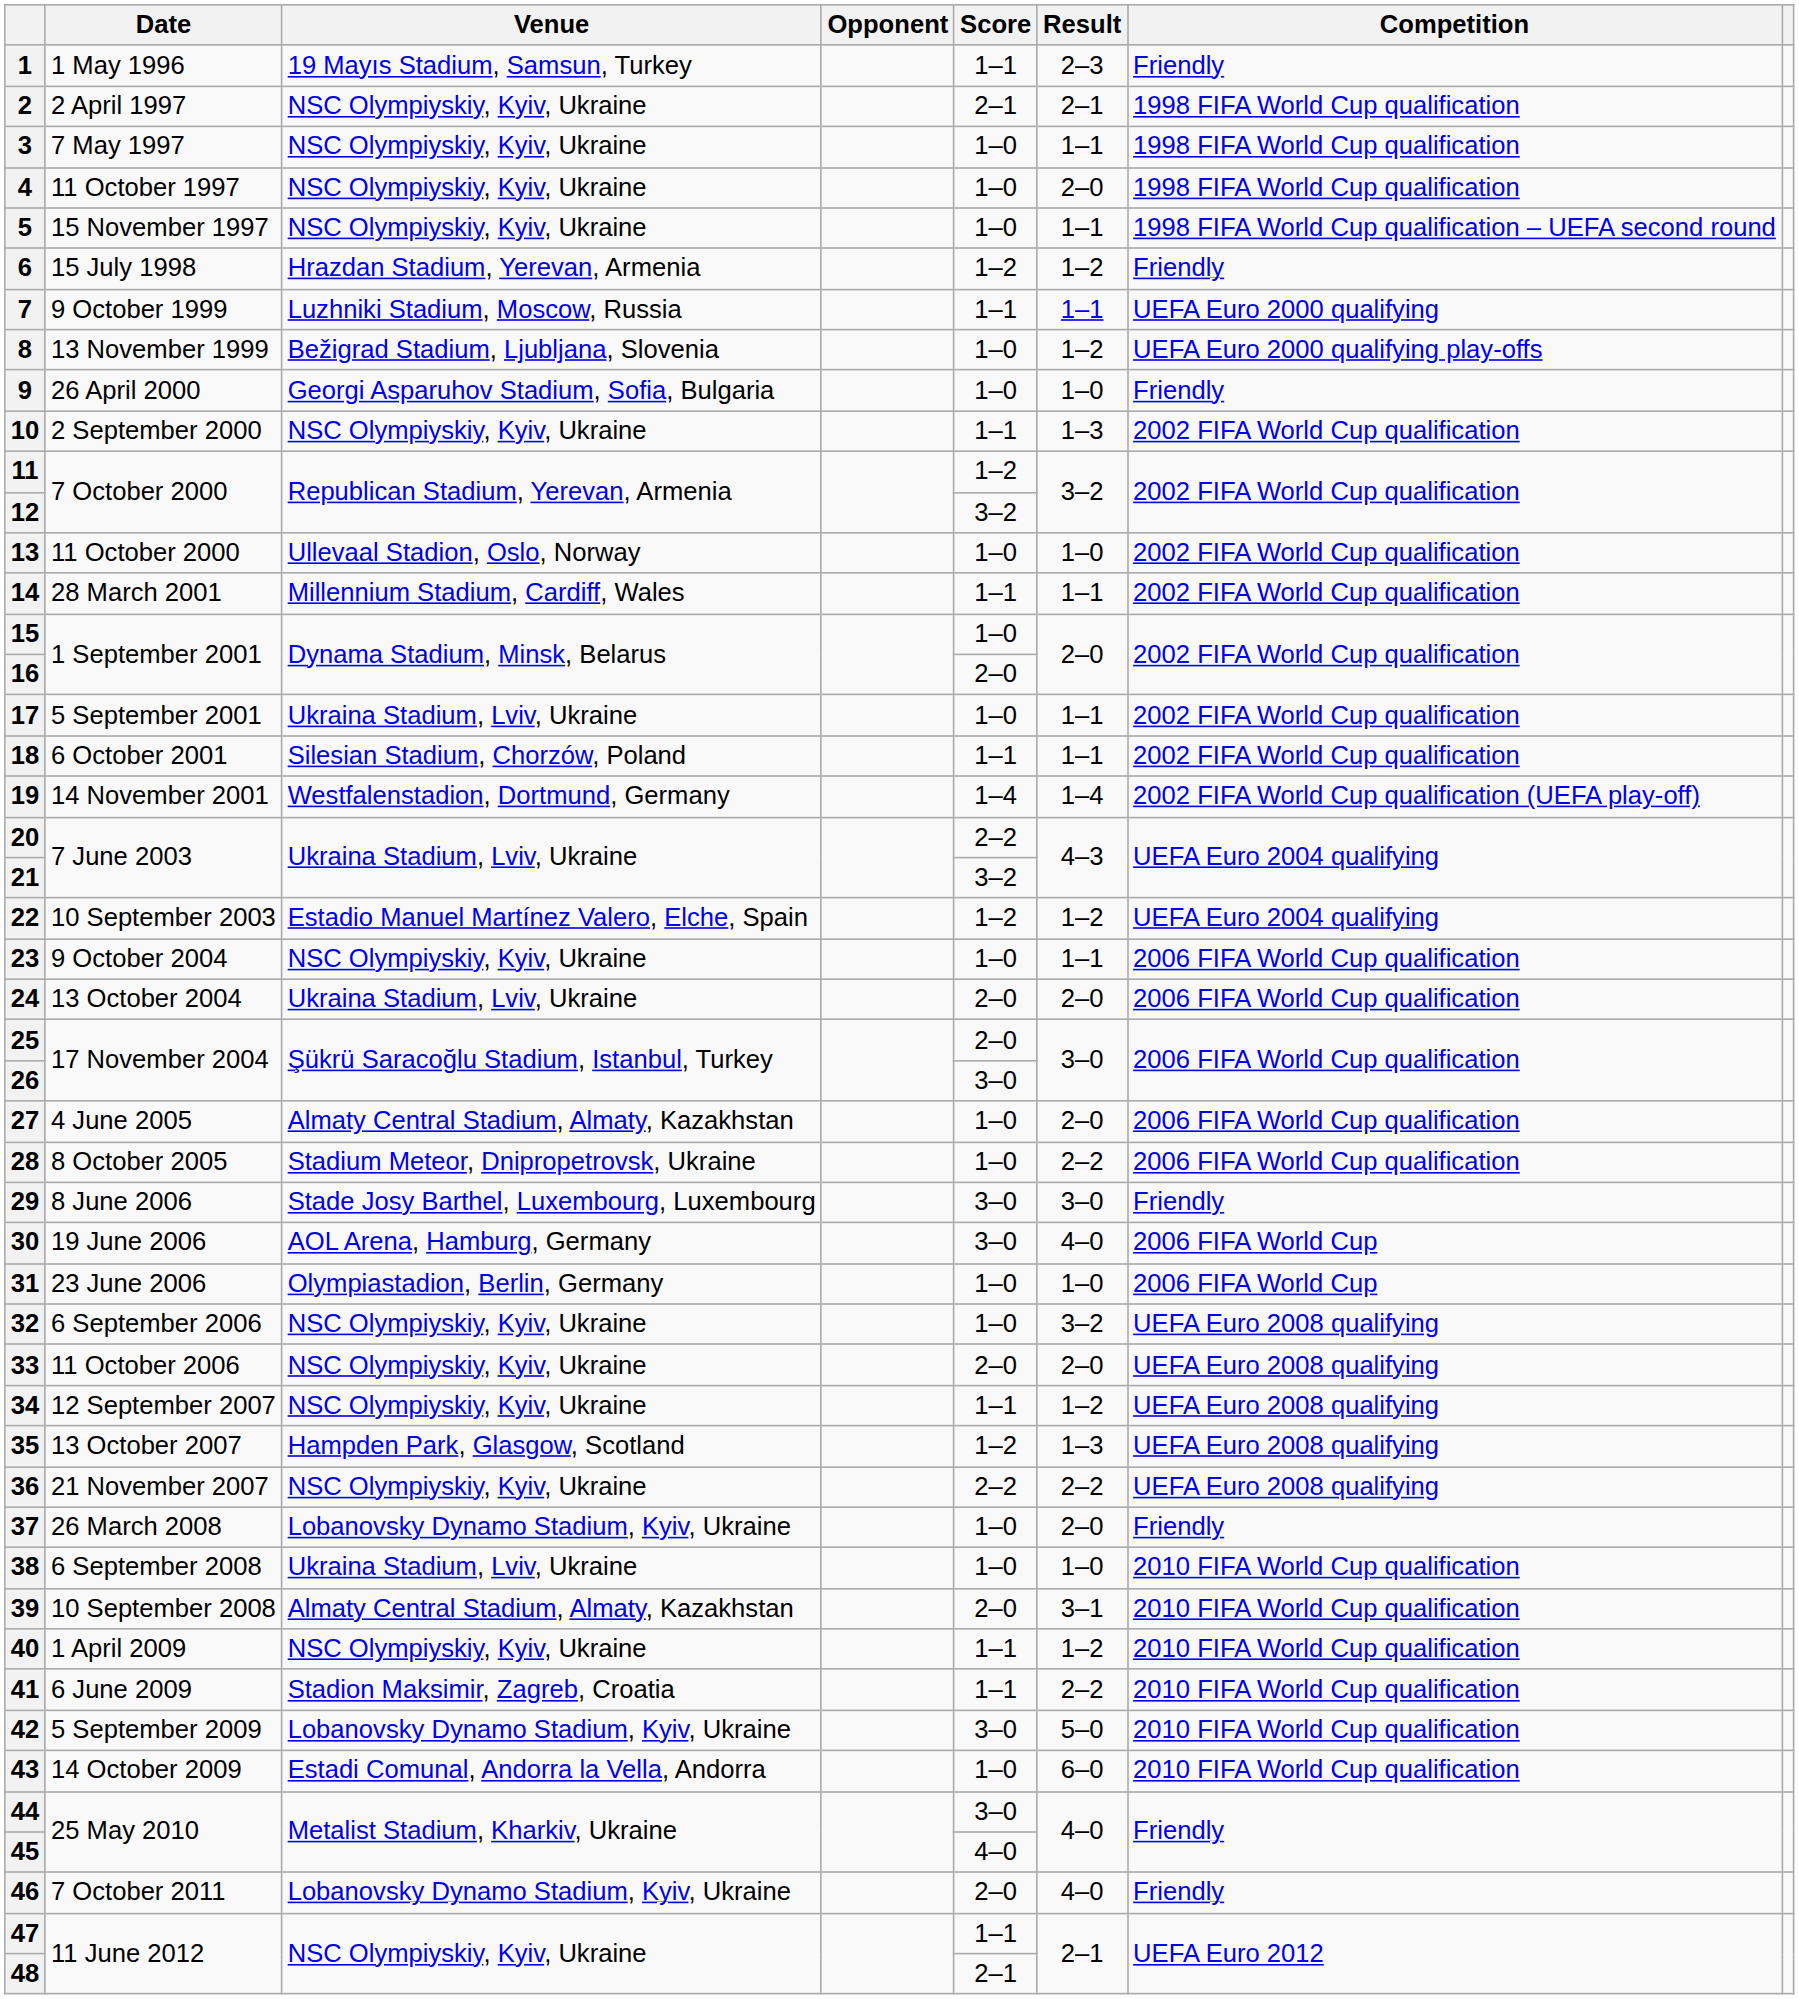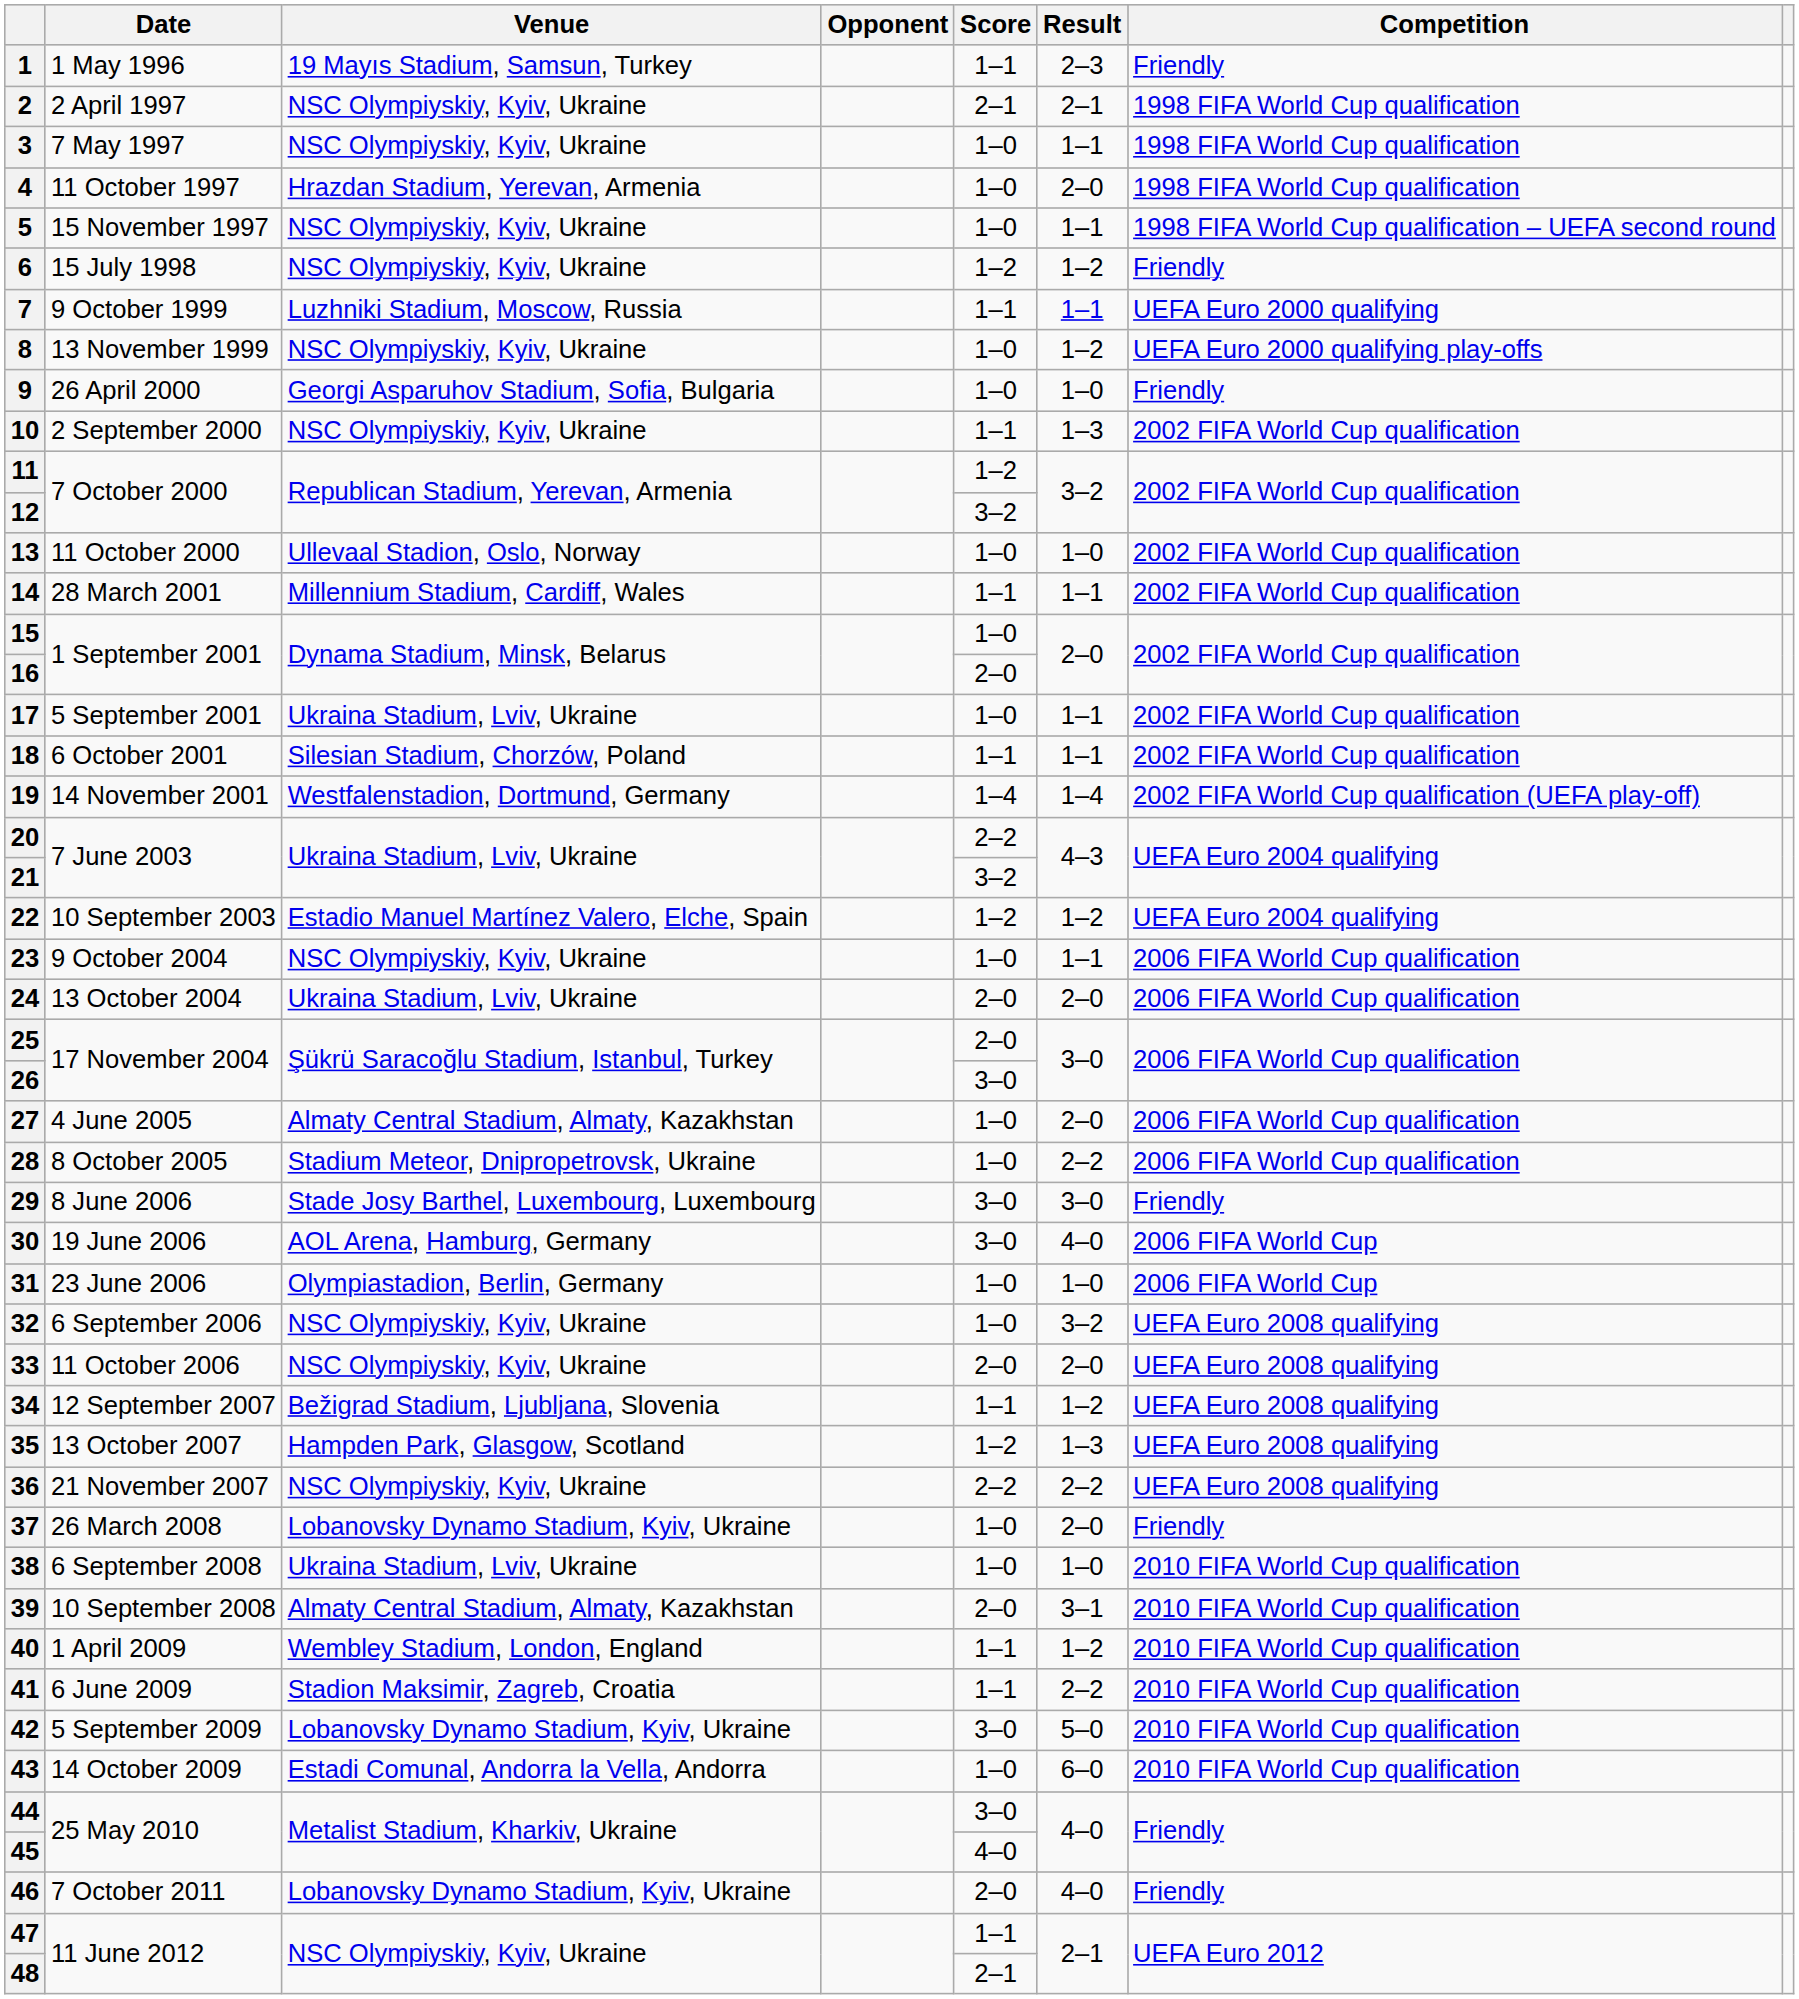(467, 187) NSC Olympiyskiy, Kyiv, Ukraine -> (494, 187) Hrazdan Stadium, Yerevan, Armenia
(494, 268) Hrazdan Stadium, Yerevan, Armenia -> (467, 268) NSC Olympiyskiy, Kyiv, Ukraine
(503, 349) Bežigrad Stadium, Ljubljana, Slovenia -> (467, 349) NSC Olympiyskiy, Kyiv, Ukraine
(467, 1405) NSC Olympiyskiy, Kyiv, Ukraine -> (503, 1405) Bežigrad Stadium, Ljubljana, Slovenia
(467, 1648) NSC Olympiyskiy, Kyiv, Ukraine -> (495, 1648) Wembley Stadium, London, England
